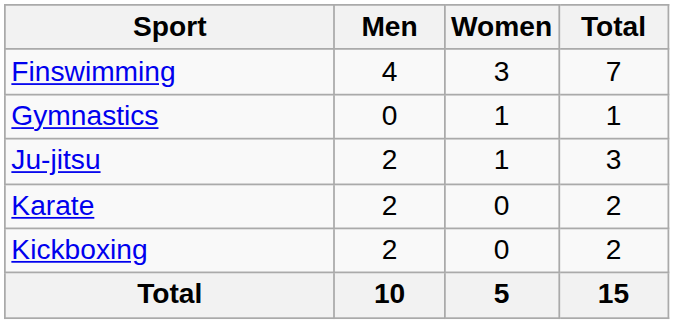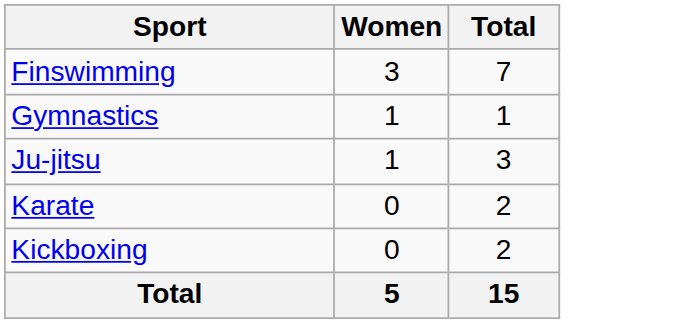- column: (390, 26)
